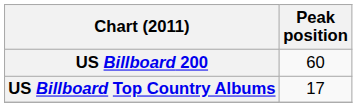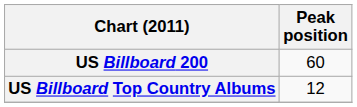(316, 89) 17 -> (316, 89) 12
